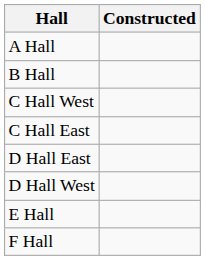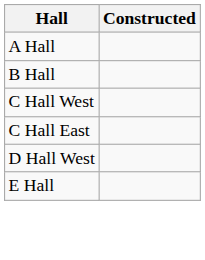- row: (50, 158)
- row: (31, 241)
